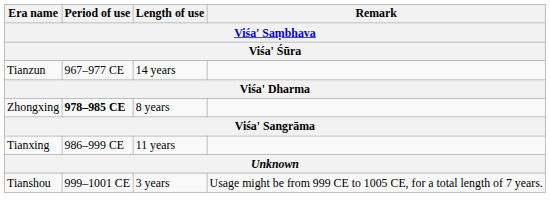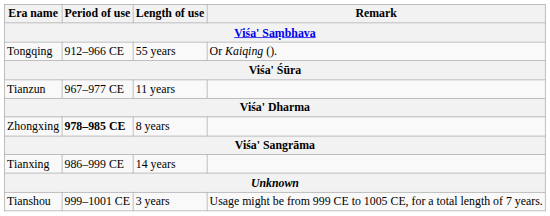+ row: (30, 51)
(156, 70) 14 years -> (155, 88) 11 years
(155, 145) 11 years -> (156, 164) 14 years
